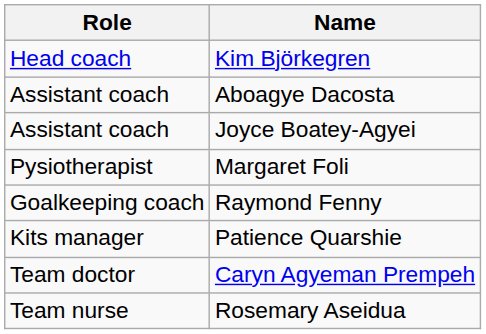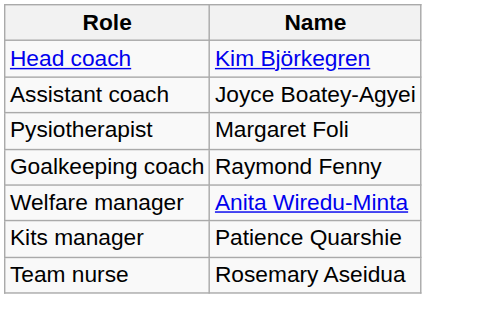- row: (305, 94)
+ row: (312, 202)
- row: (345, 274)
